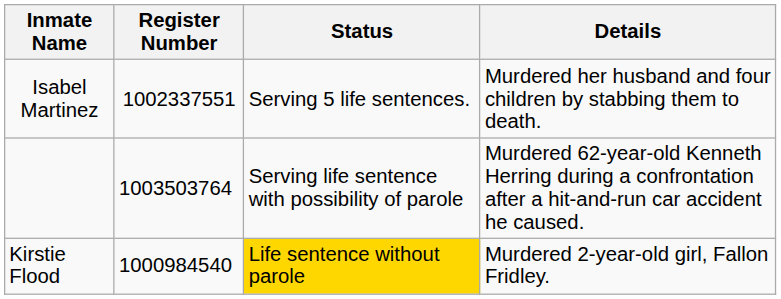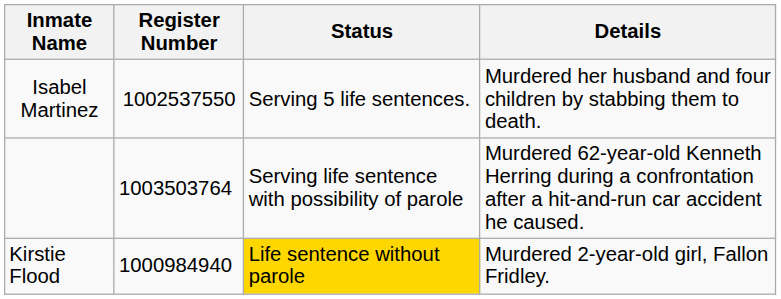(179, 98) 1002337551 -> (179, 98) 1002537550
(175, 265) 1000984540 -> (175, 265) 1000984940
